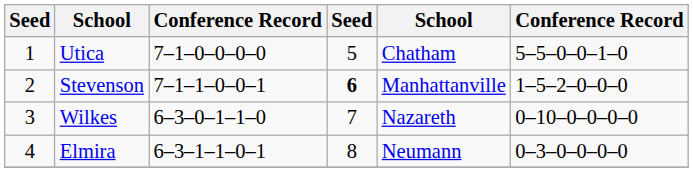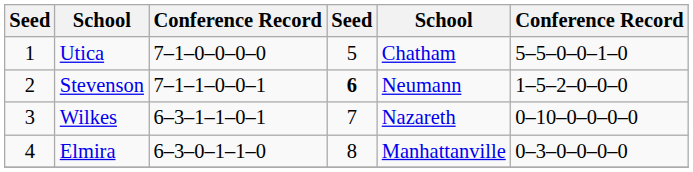(444, 85) Manhattanville -> (422, 85) Neumann
(210, 118) 6–3–0–1–1–0 -> (210, 118) 6–3–1–1–0–1
(210, 150) 6–3–1–1–0–1 -> (210, 150) 6–3–0–1–1–0
(422, 150) Neumann -> (444, 150) Manhattanville
